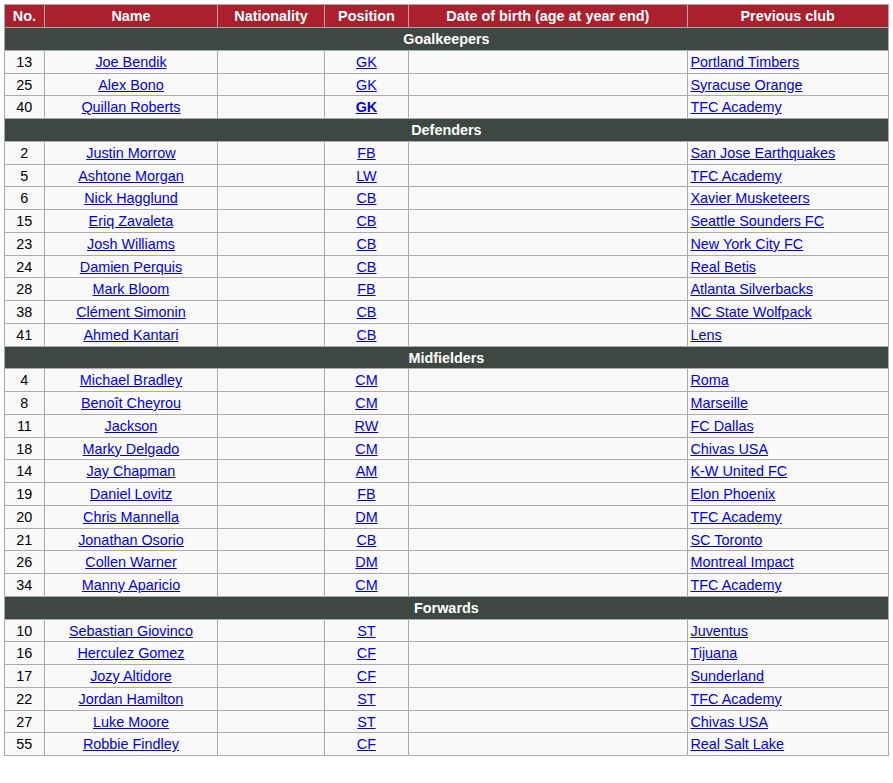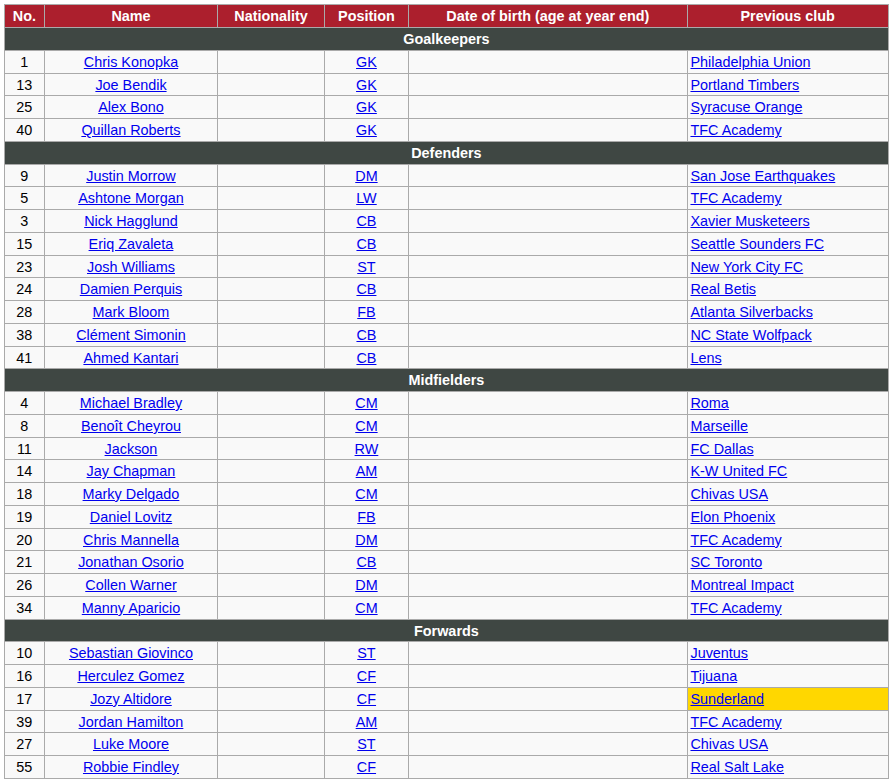+ row: (131, 62)
(366, 107) bold -> (366, 130) normal
(24, 153) 2 -> (24, 176) 9
(366, 153) FB -> (366, 176) DM
(24, 198) 6 -> (24, 221) 3
(366, 244) CB -> (366, 267) ST
rows swapped: (131, 471) <-> (131, 449)
(727, 676) no background -> (727, 699) gold background
(24, 699) 22 -> (24, 722) 39
(366, 699) ST -> (366, 722) AM
